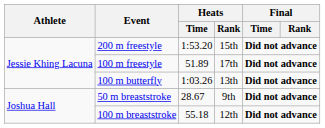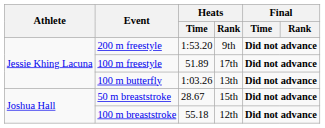(229, 46) 15th -> (229, 46) 9th
(229, 98) 9th -> (229, 98) 15th
